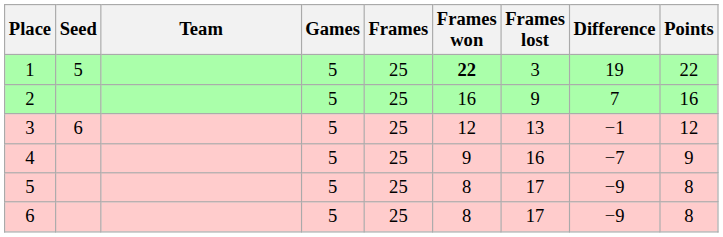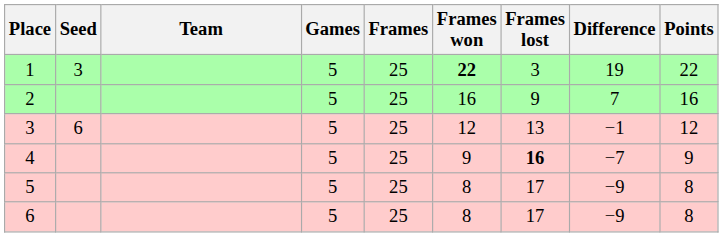(78, 69) 5 -> (78, 69) 3
(535, 157) normal -> (535, 157) bold
